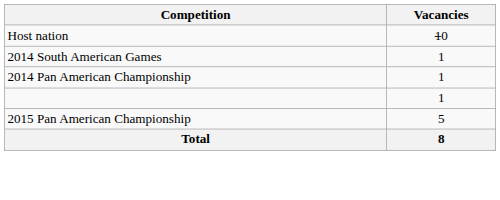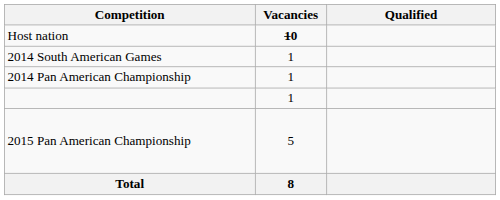+ column: (411, 14)
(441, 35) normal -> (291, 35) bold
